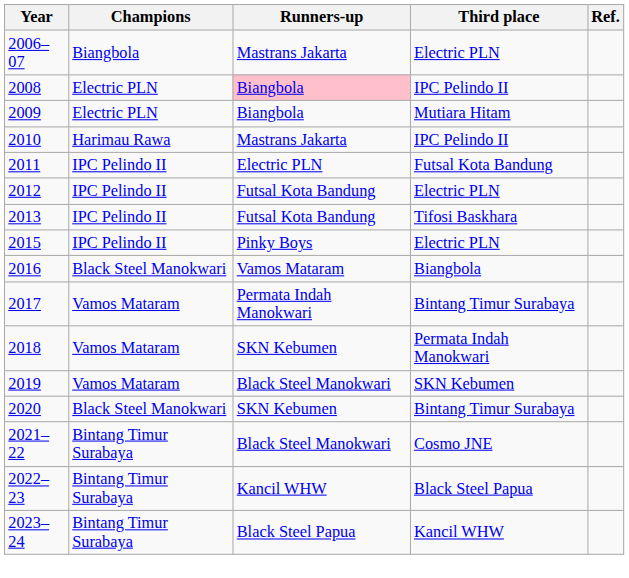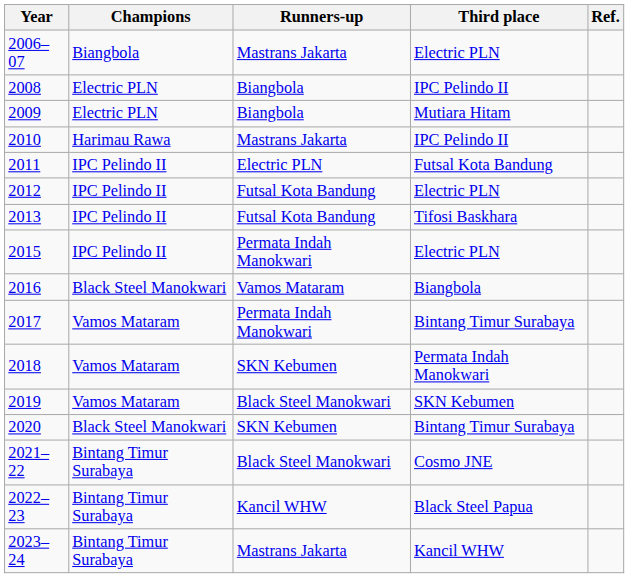(270, 87) pink background -> (270, 87) no background
(275, 242) Pinky Boys -> (284, 252) Permata Indah Manokwari
(296, 532) Black Steel Papua -> (292, 550) Mastrans Jakarta
